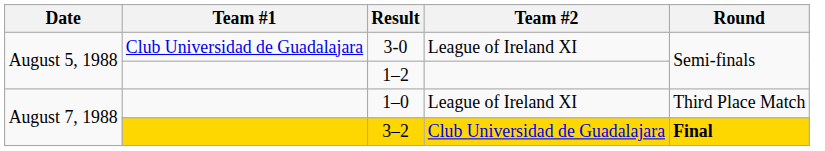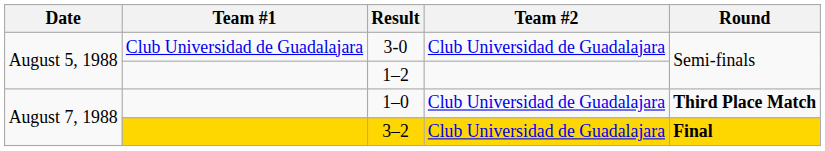(503, 46) League of Ireland XI -> (546, 46) Club Universidad de Guadalajara
(503, 103) League of Ireland XI -> (546, 103) Club Universidad de Guadalajara
(739, 103) normal -> (745, 103) bold
